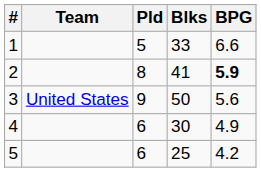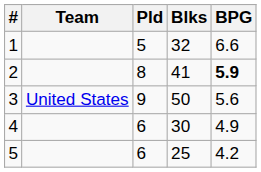(181, 45) 33 -> (181, 45) 32
